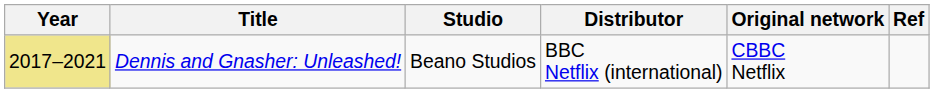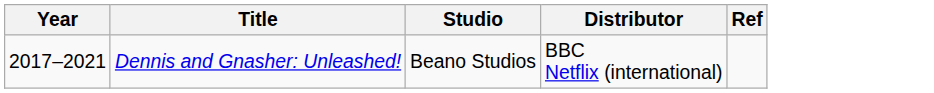- column: (808, 19)
(58, 61) khaki background -> (58, 61) no background
